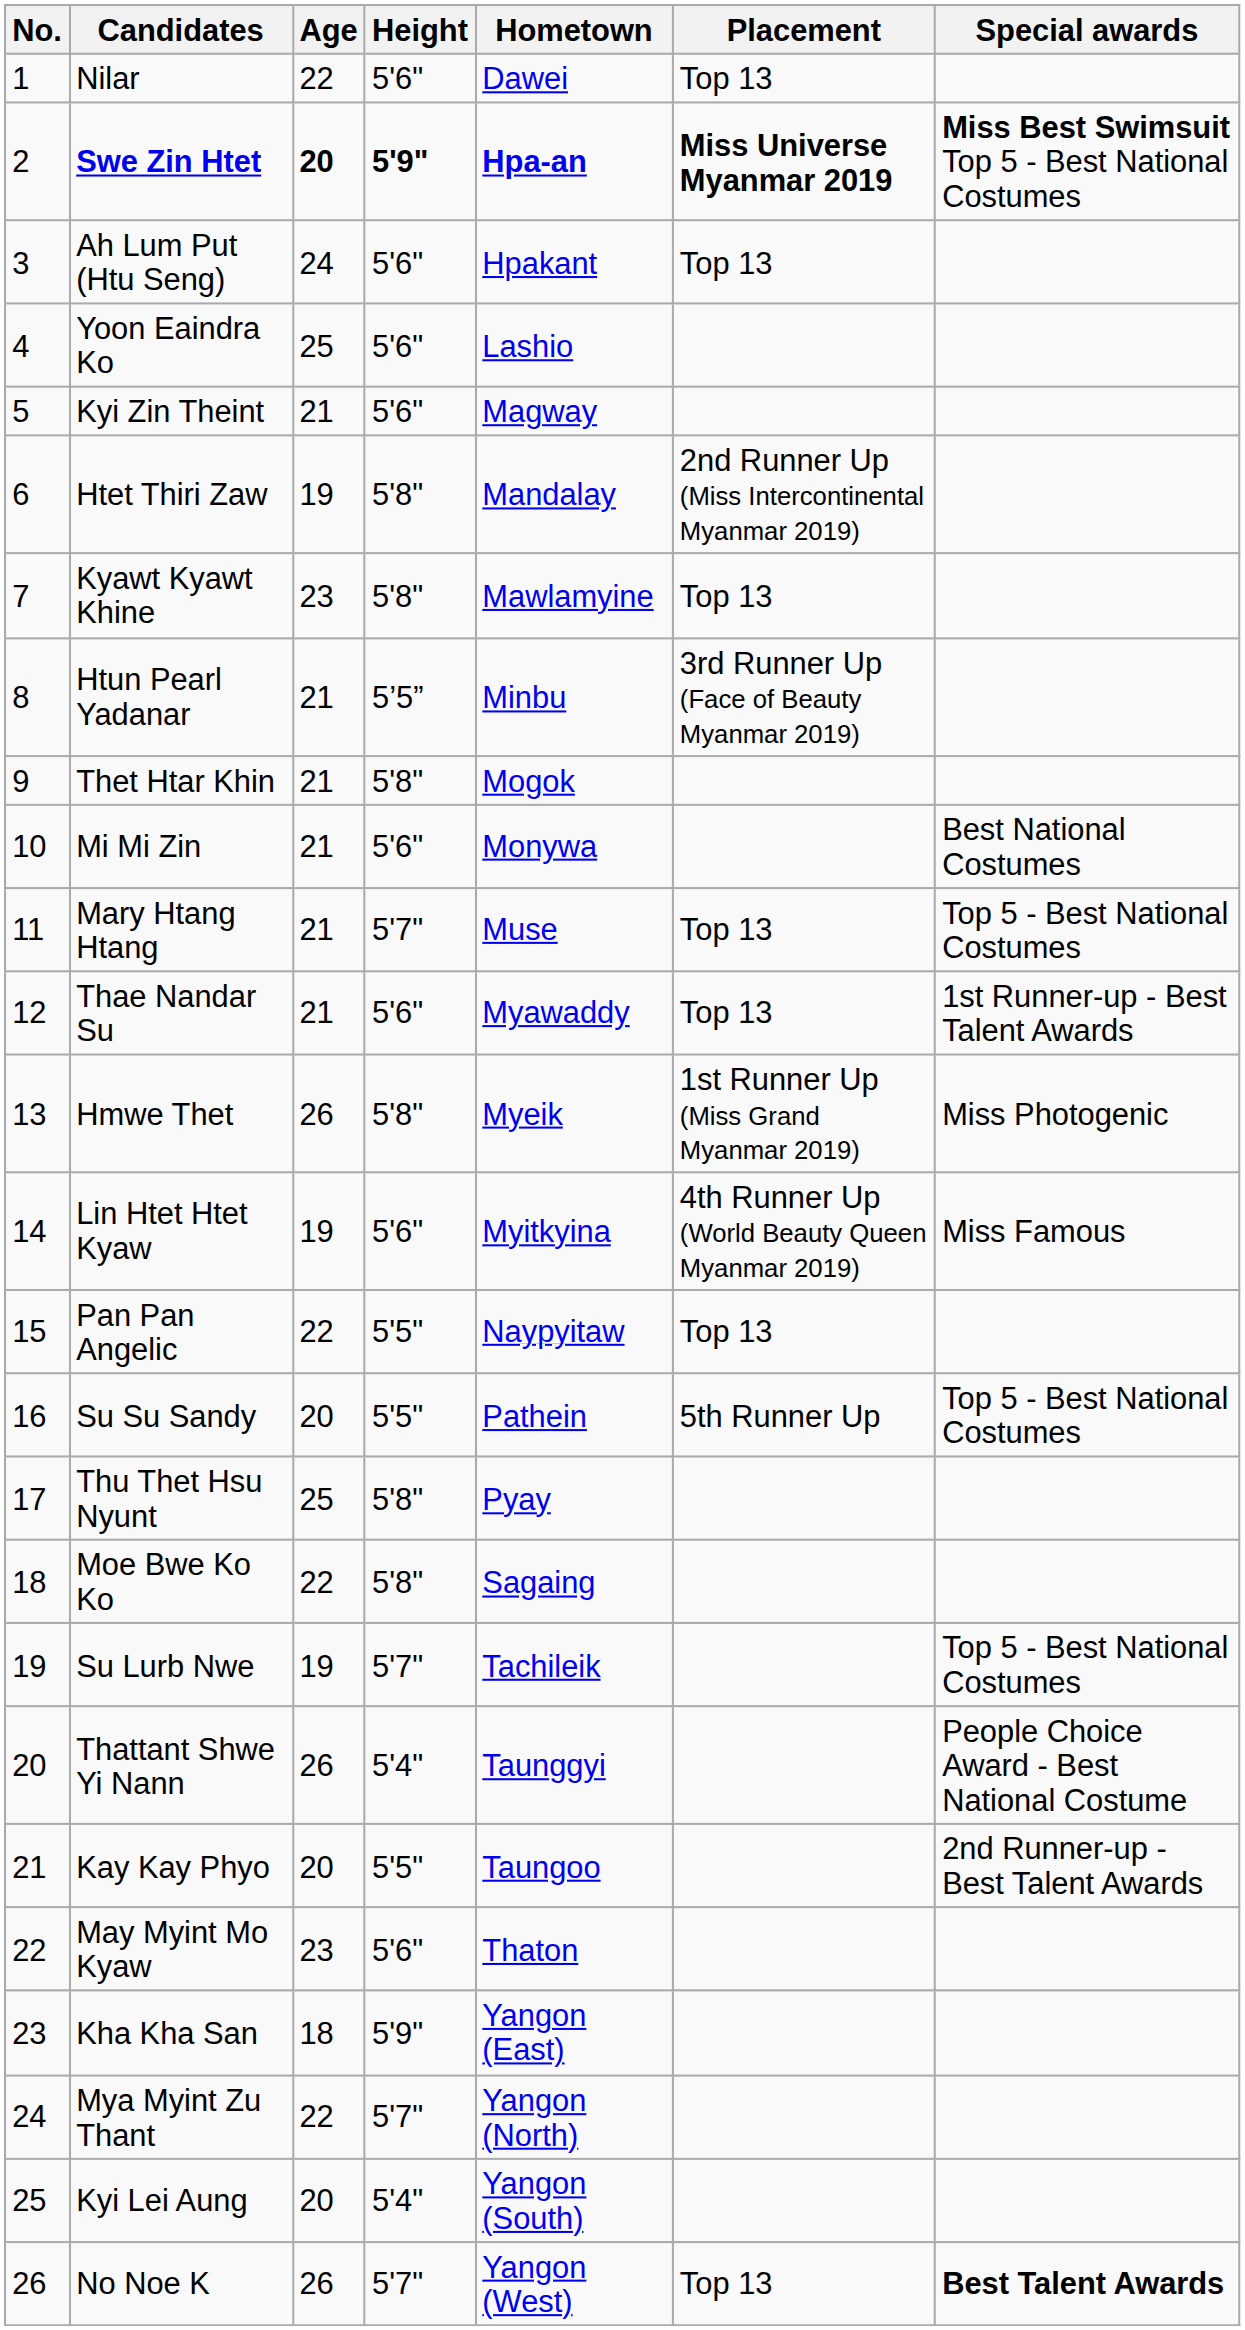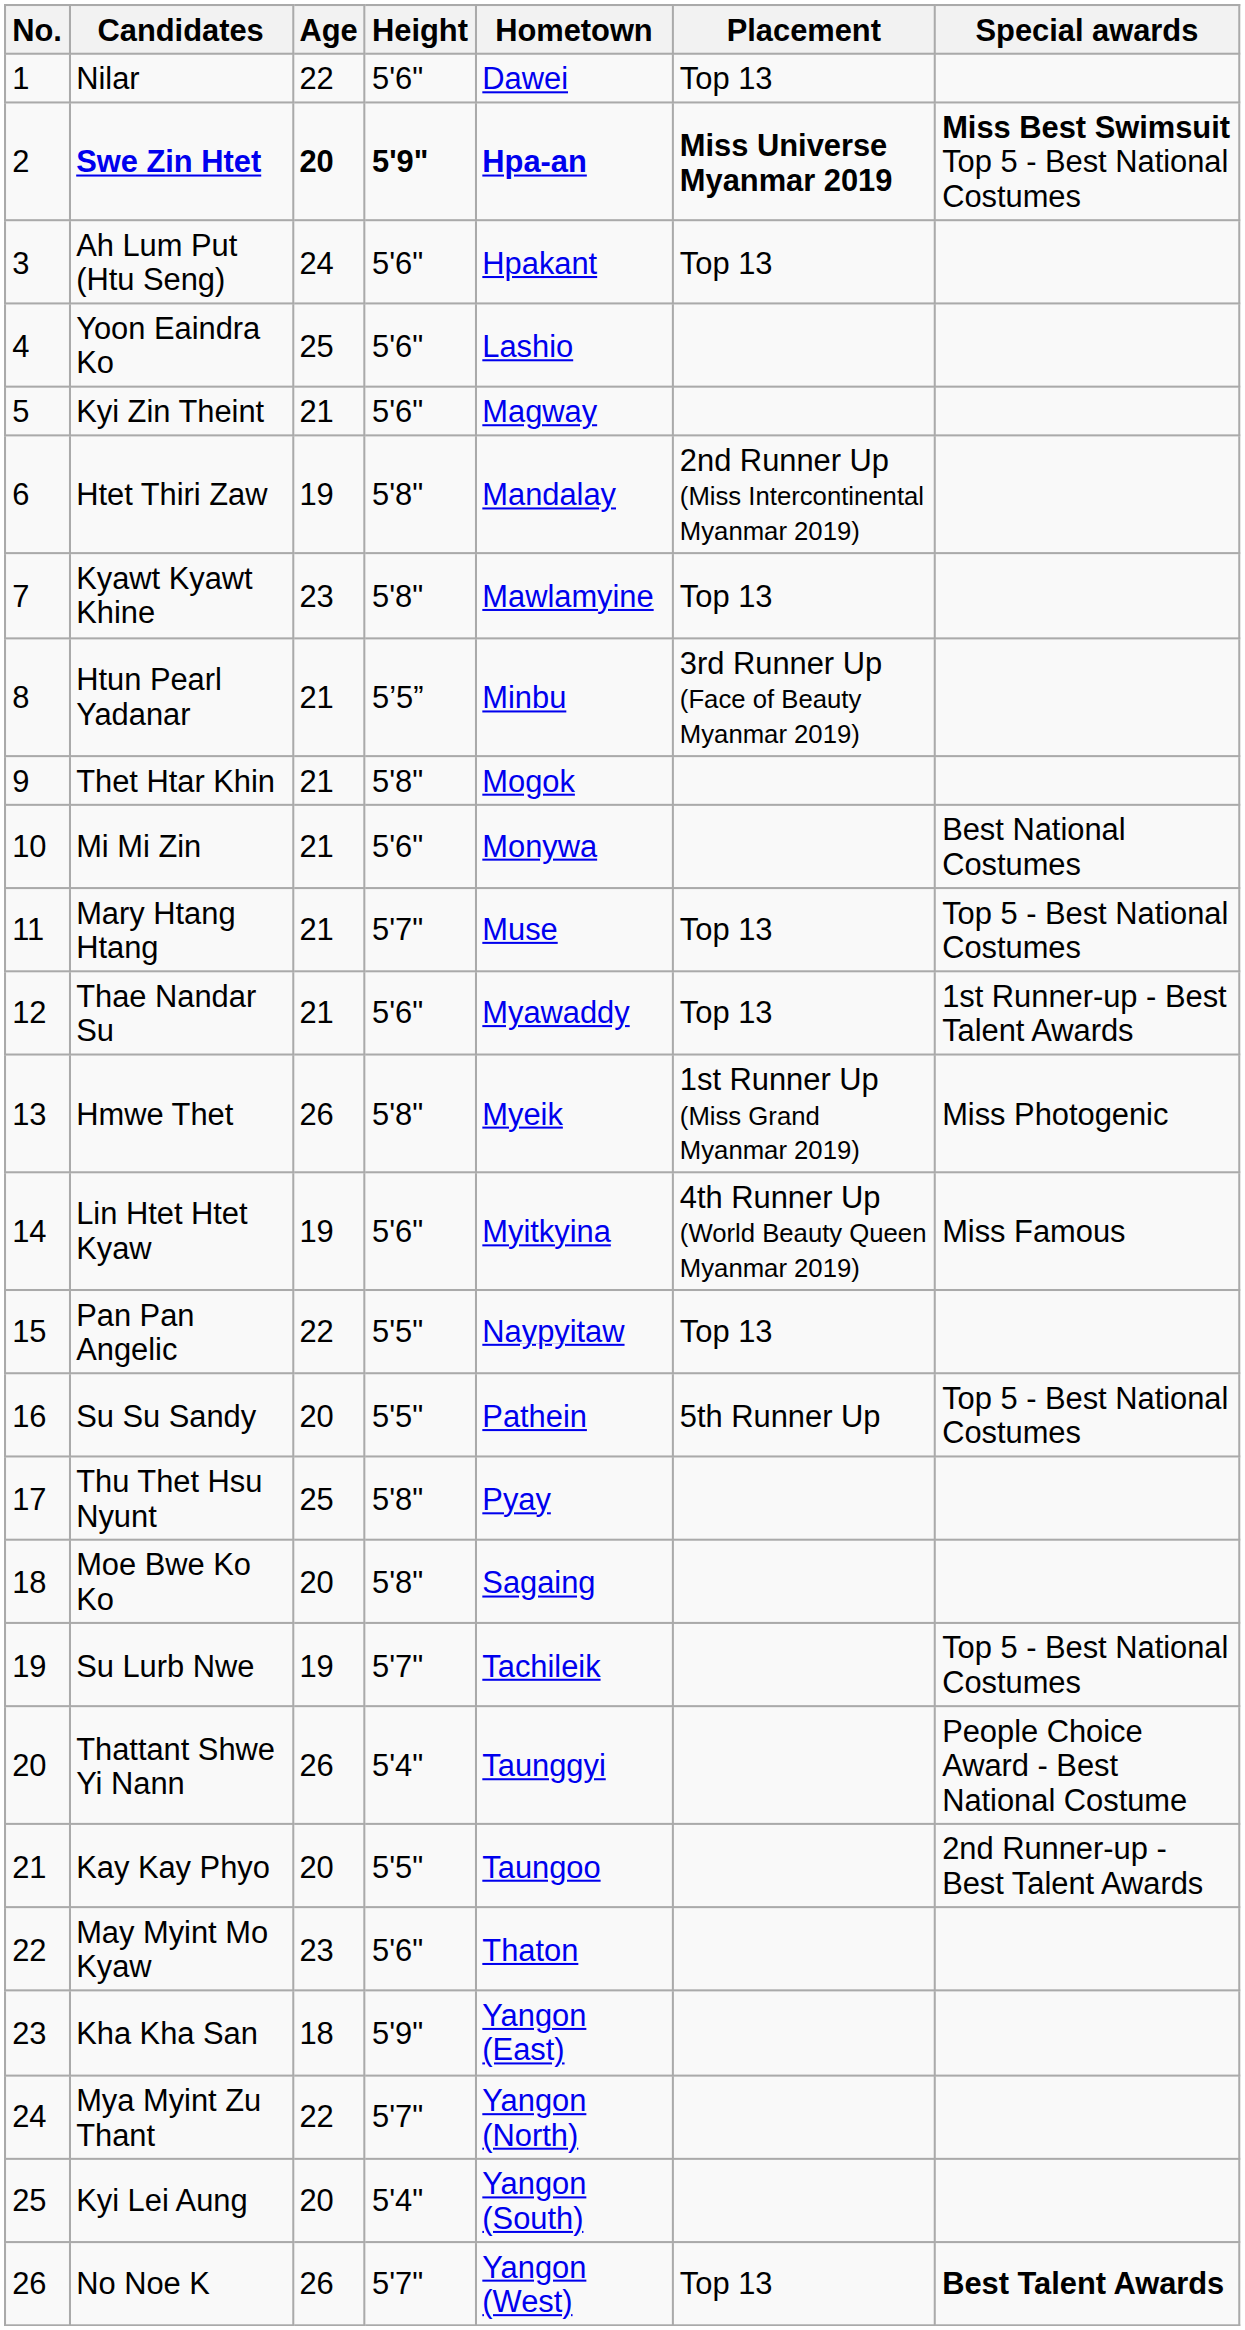(317, 1582) 22 -> (317, 1582) 20
